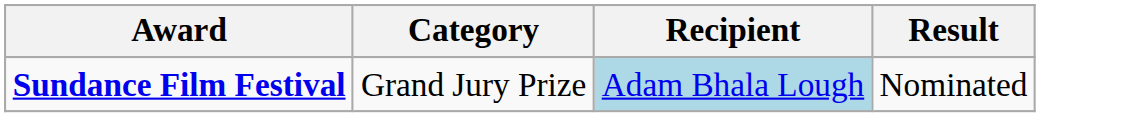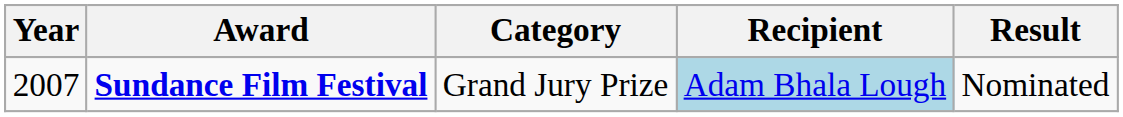+ column: (46, 30)
